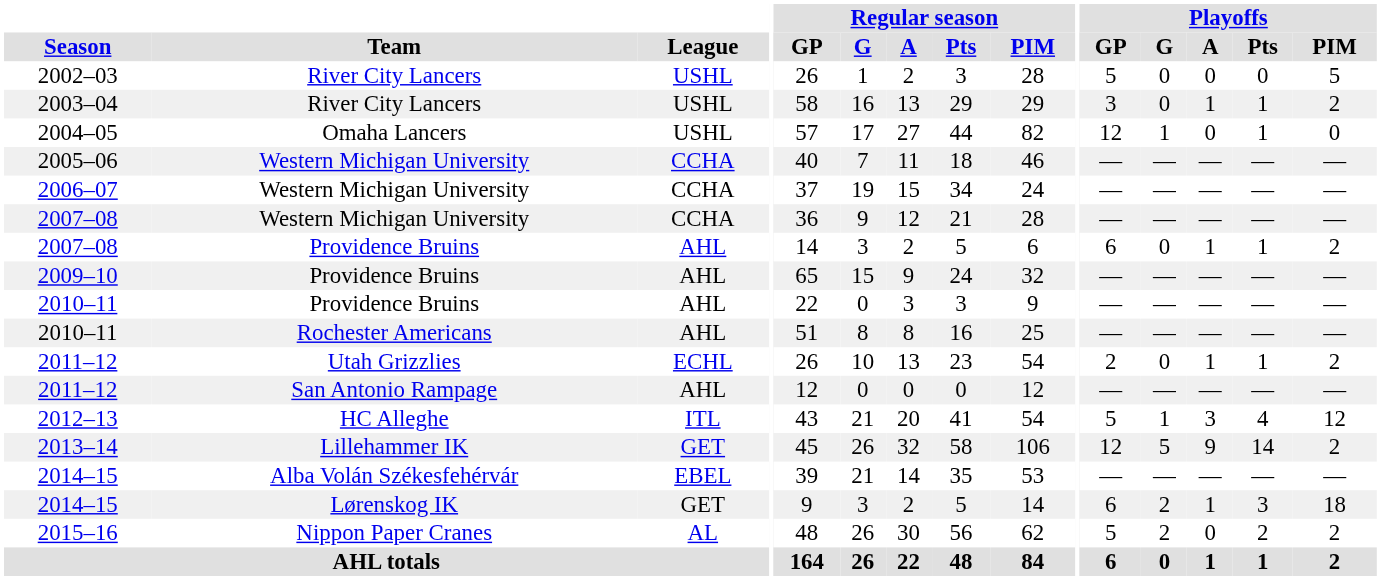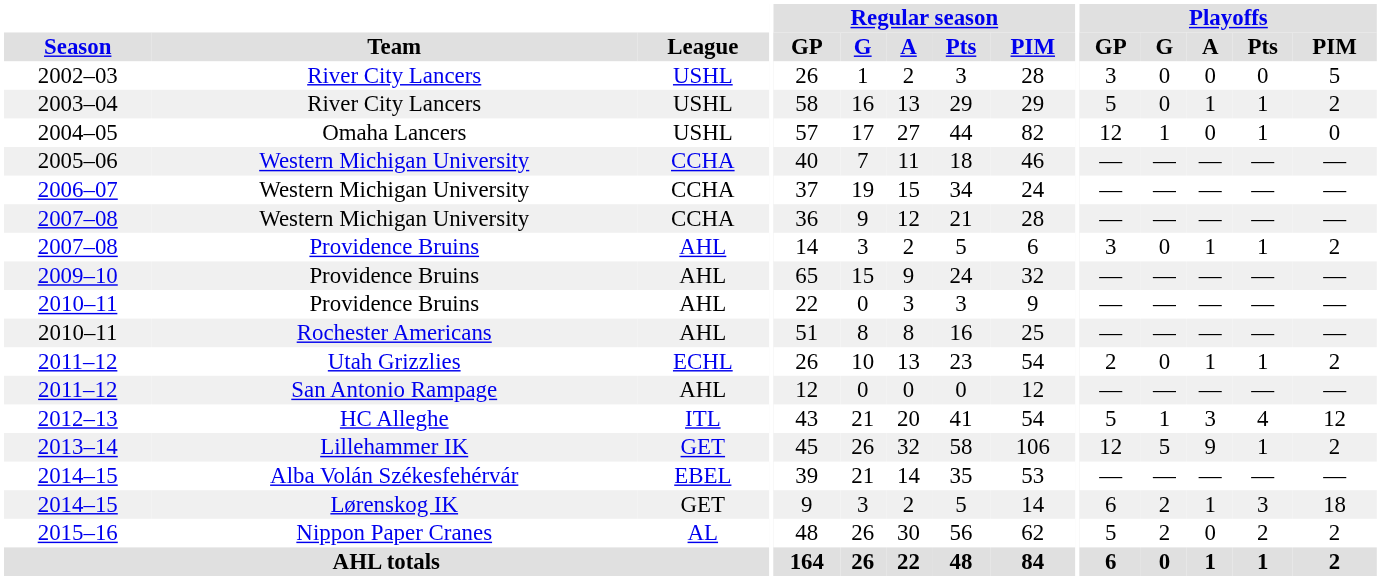(1111, 75) 5 -> (1111, 75) 3
(1111, 103) 3 -> (1111, 103) 5
(1111, 246) 6 -> (1111, 246) 3
(1263, 447) 14 -> (1263, 447) 1
